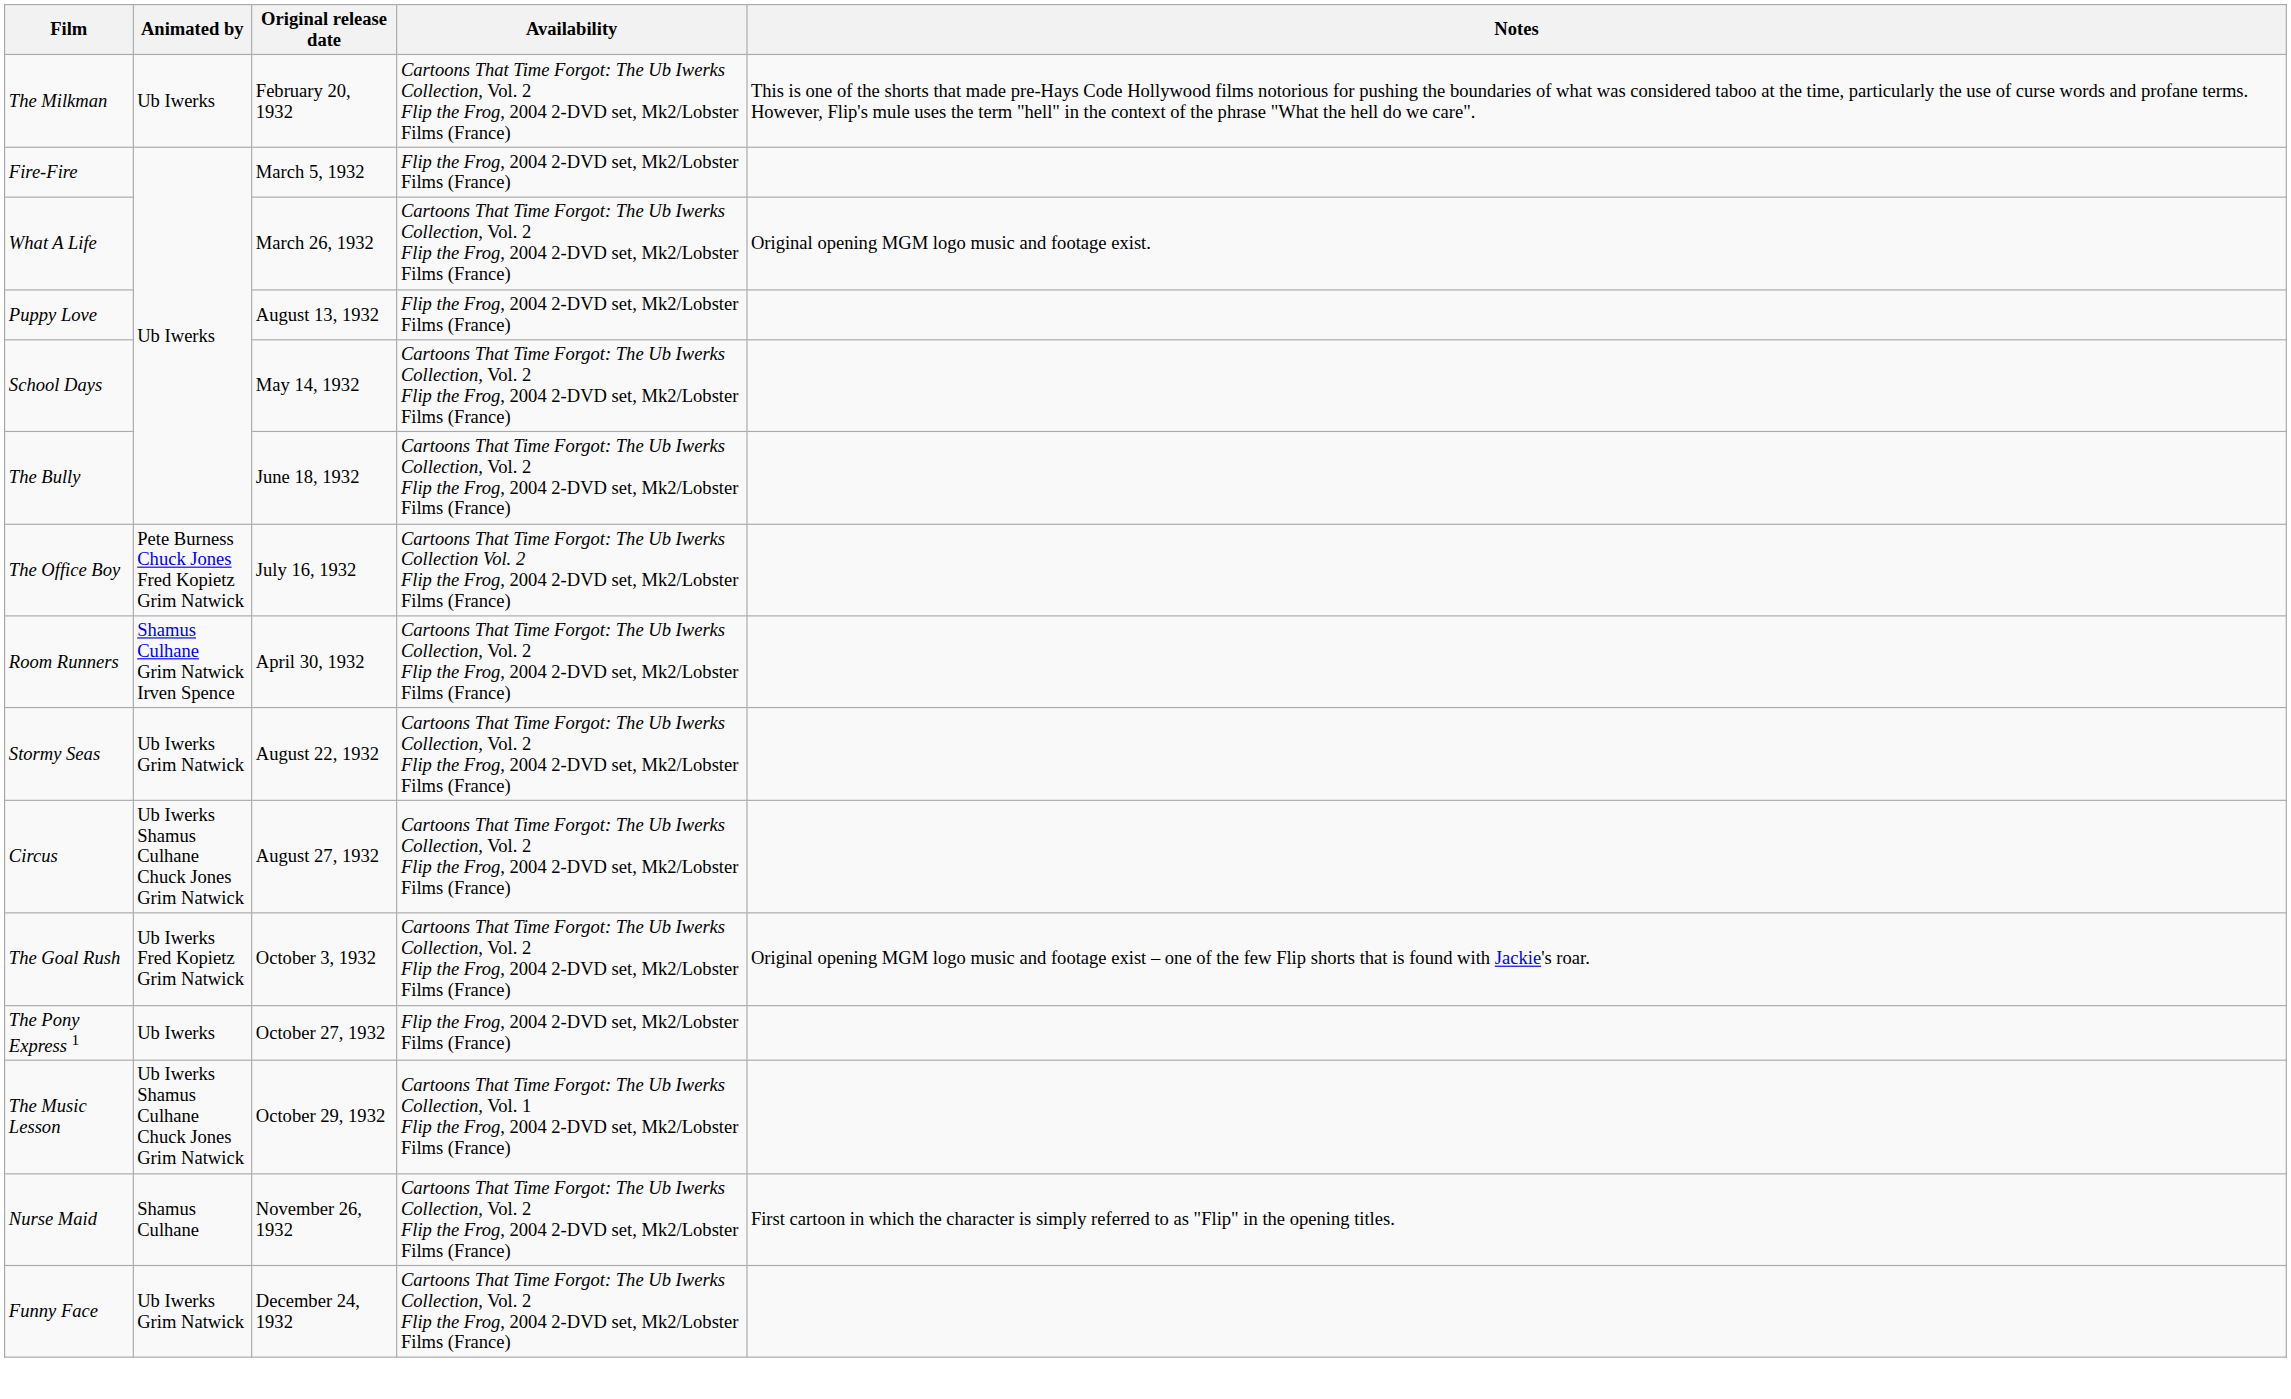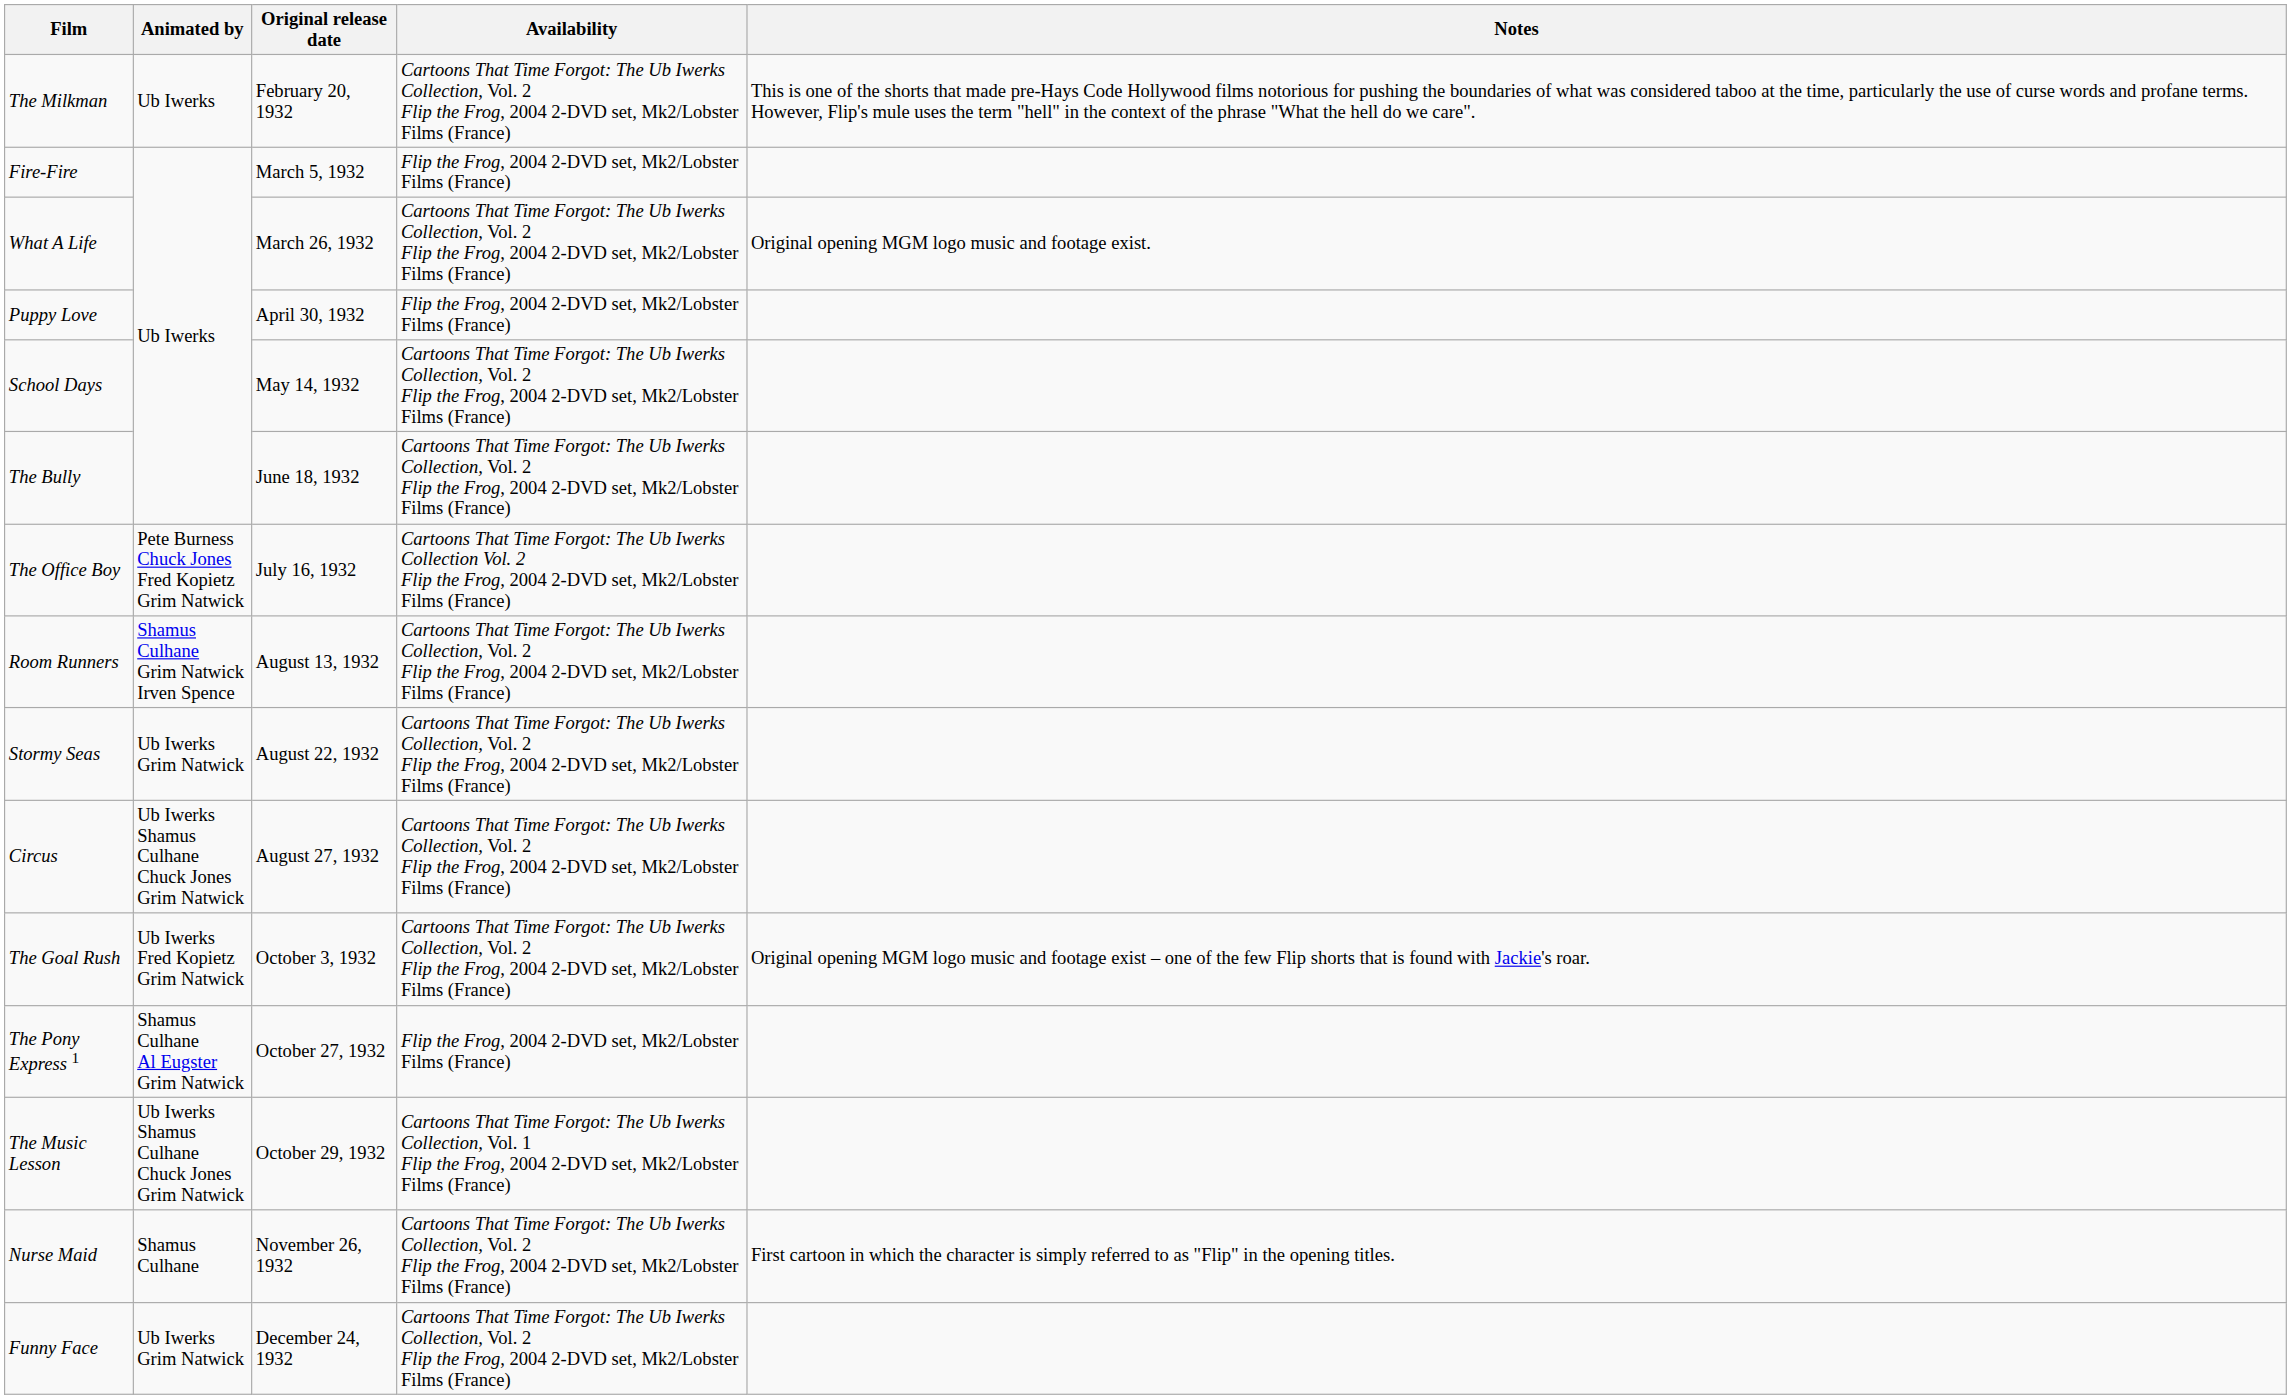(317, 314) August 13, 1932 -> (310, 314) April 30, 1932
(310, 661) April 30, 1932 -> (317, 661) August 13, 1932
(176, 1032) Ub Iwerks -> (191, 1051) Shamus Culhane Al Eugster Grim Natwick
